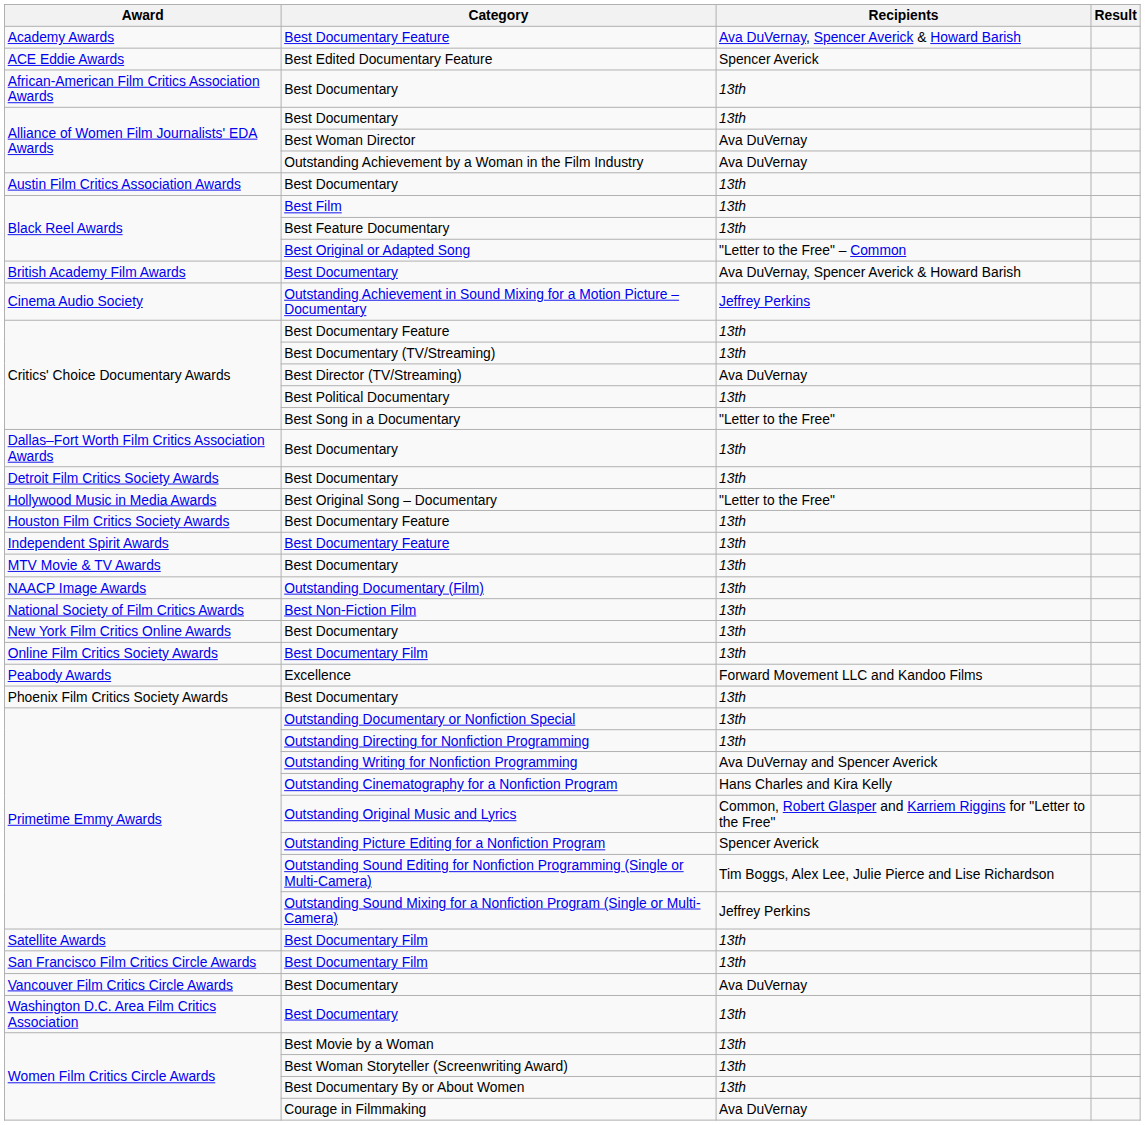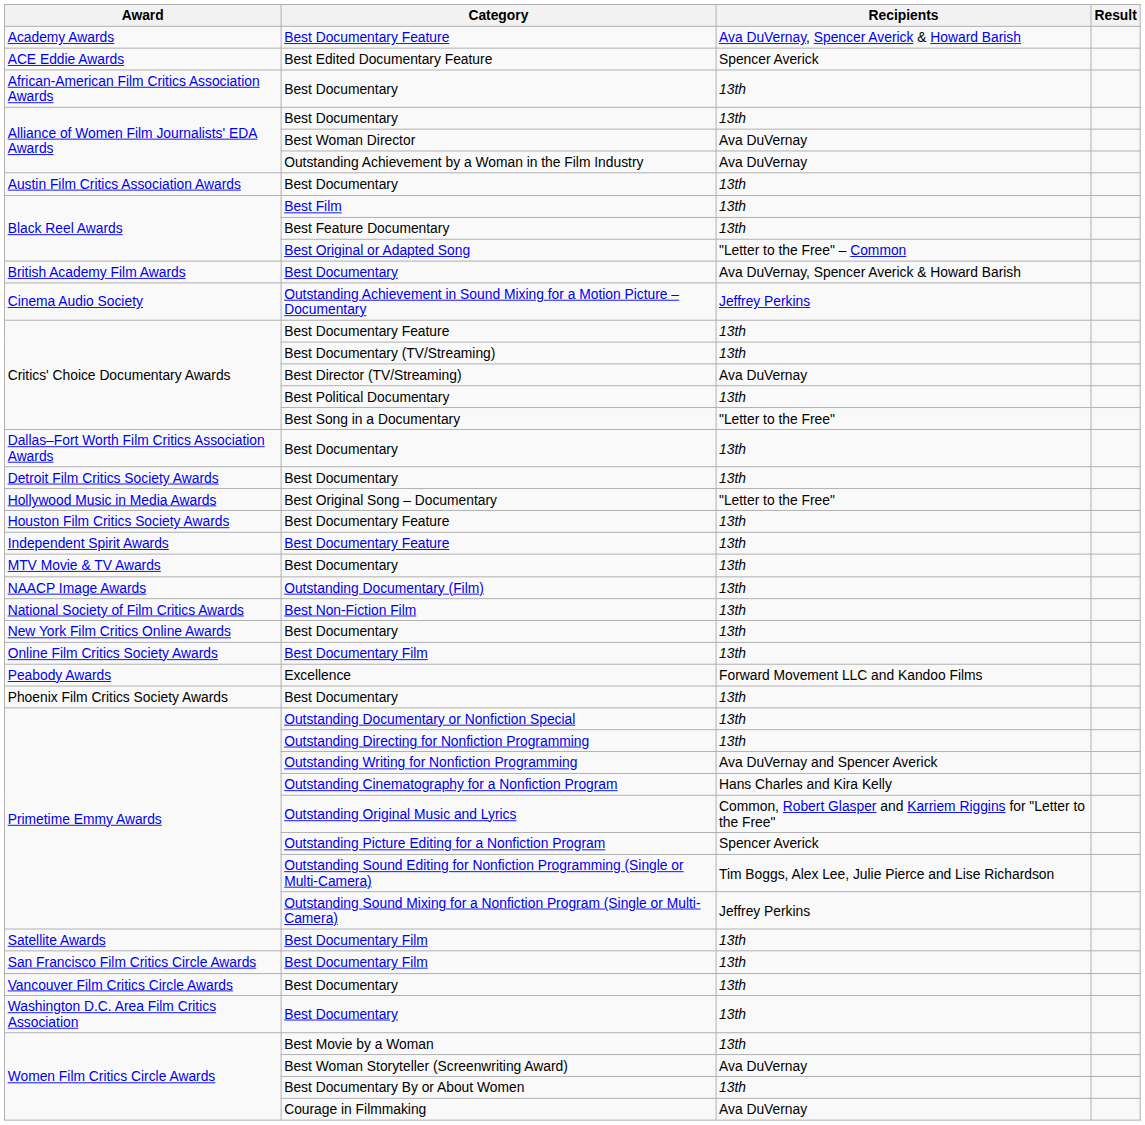(763, 984) Ava DuVernay -> (732, 984) 13th
(732, 1065) 13th -> (763, 1065) Ava DuVernay
